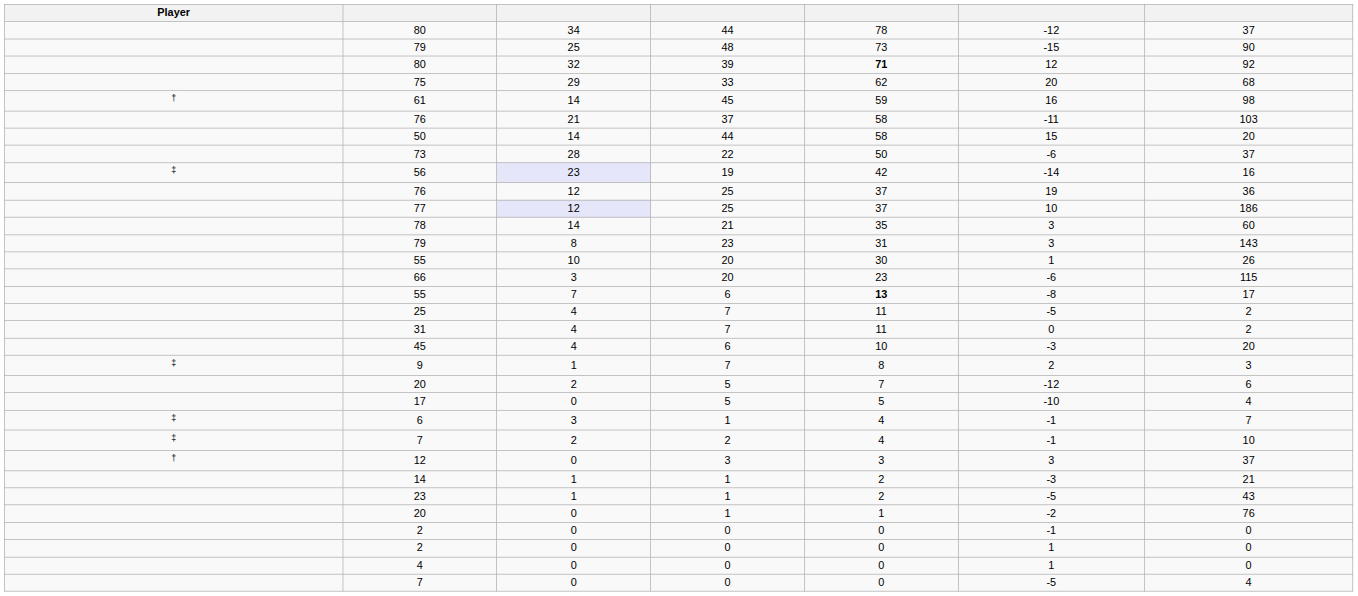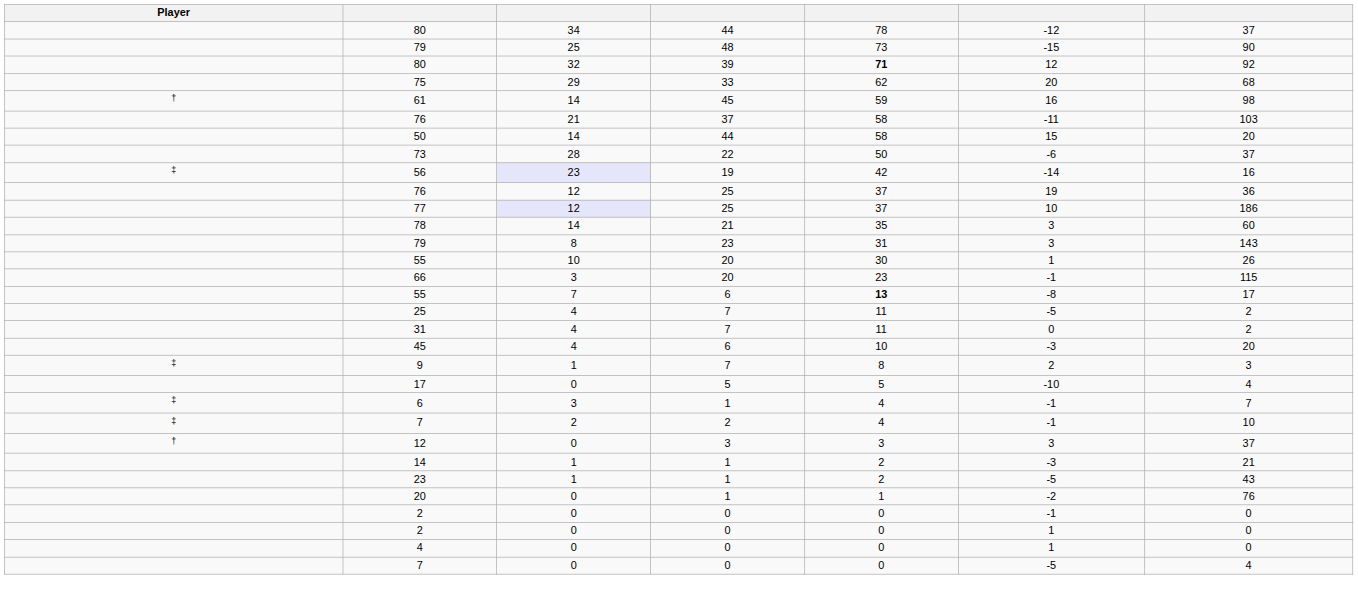(1051, 277) -6 -> (1051, 277) -1
- row: (420, 384)
